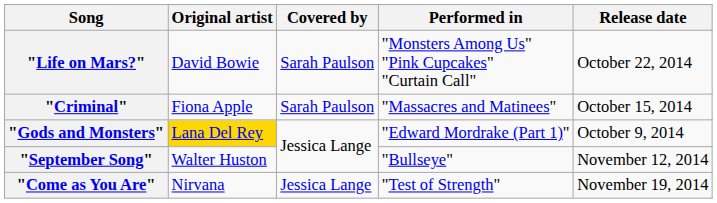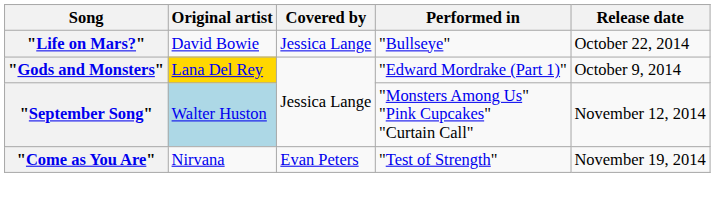(327, 62) Sarah Paulson -> (326, 43) Jessica Lange
(457, 62) "Monsters Among Us" "Pink Cupcakes" "Curtain Call" -> (415, 43) "Bullseye"
- row: (86, 106)
(219, 159) no background -> (219, 114) lightblue background
(417, 159) "Bullseye" -> (454, 114) "Monsters Among Us" "Pink Cupcakes" "Curtain Call"
(326, 185) Jessica Lange -> (319, 159) Evan Peters
